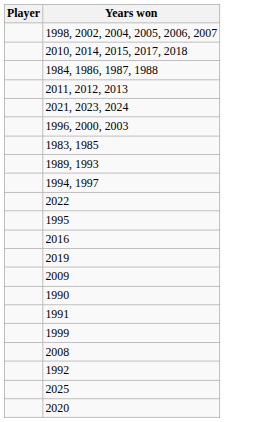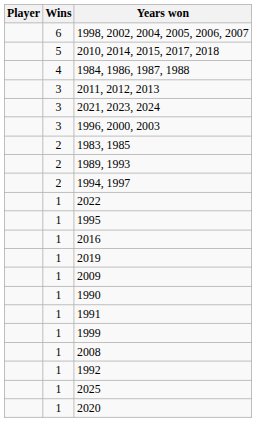+ column: (58, 13)
